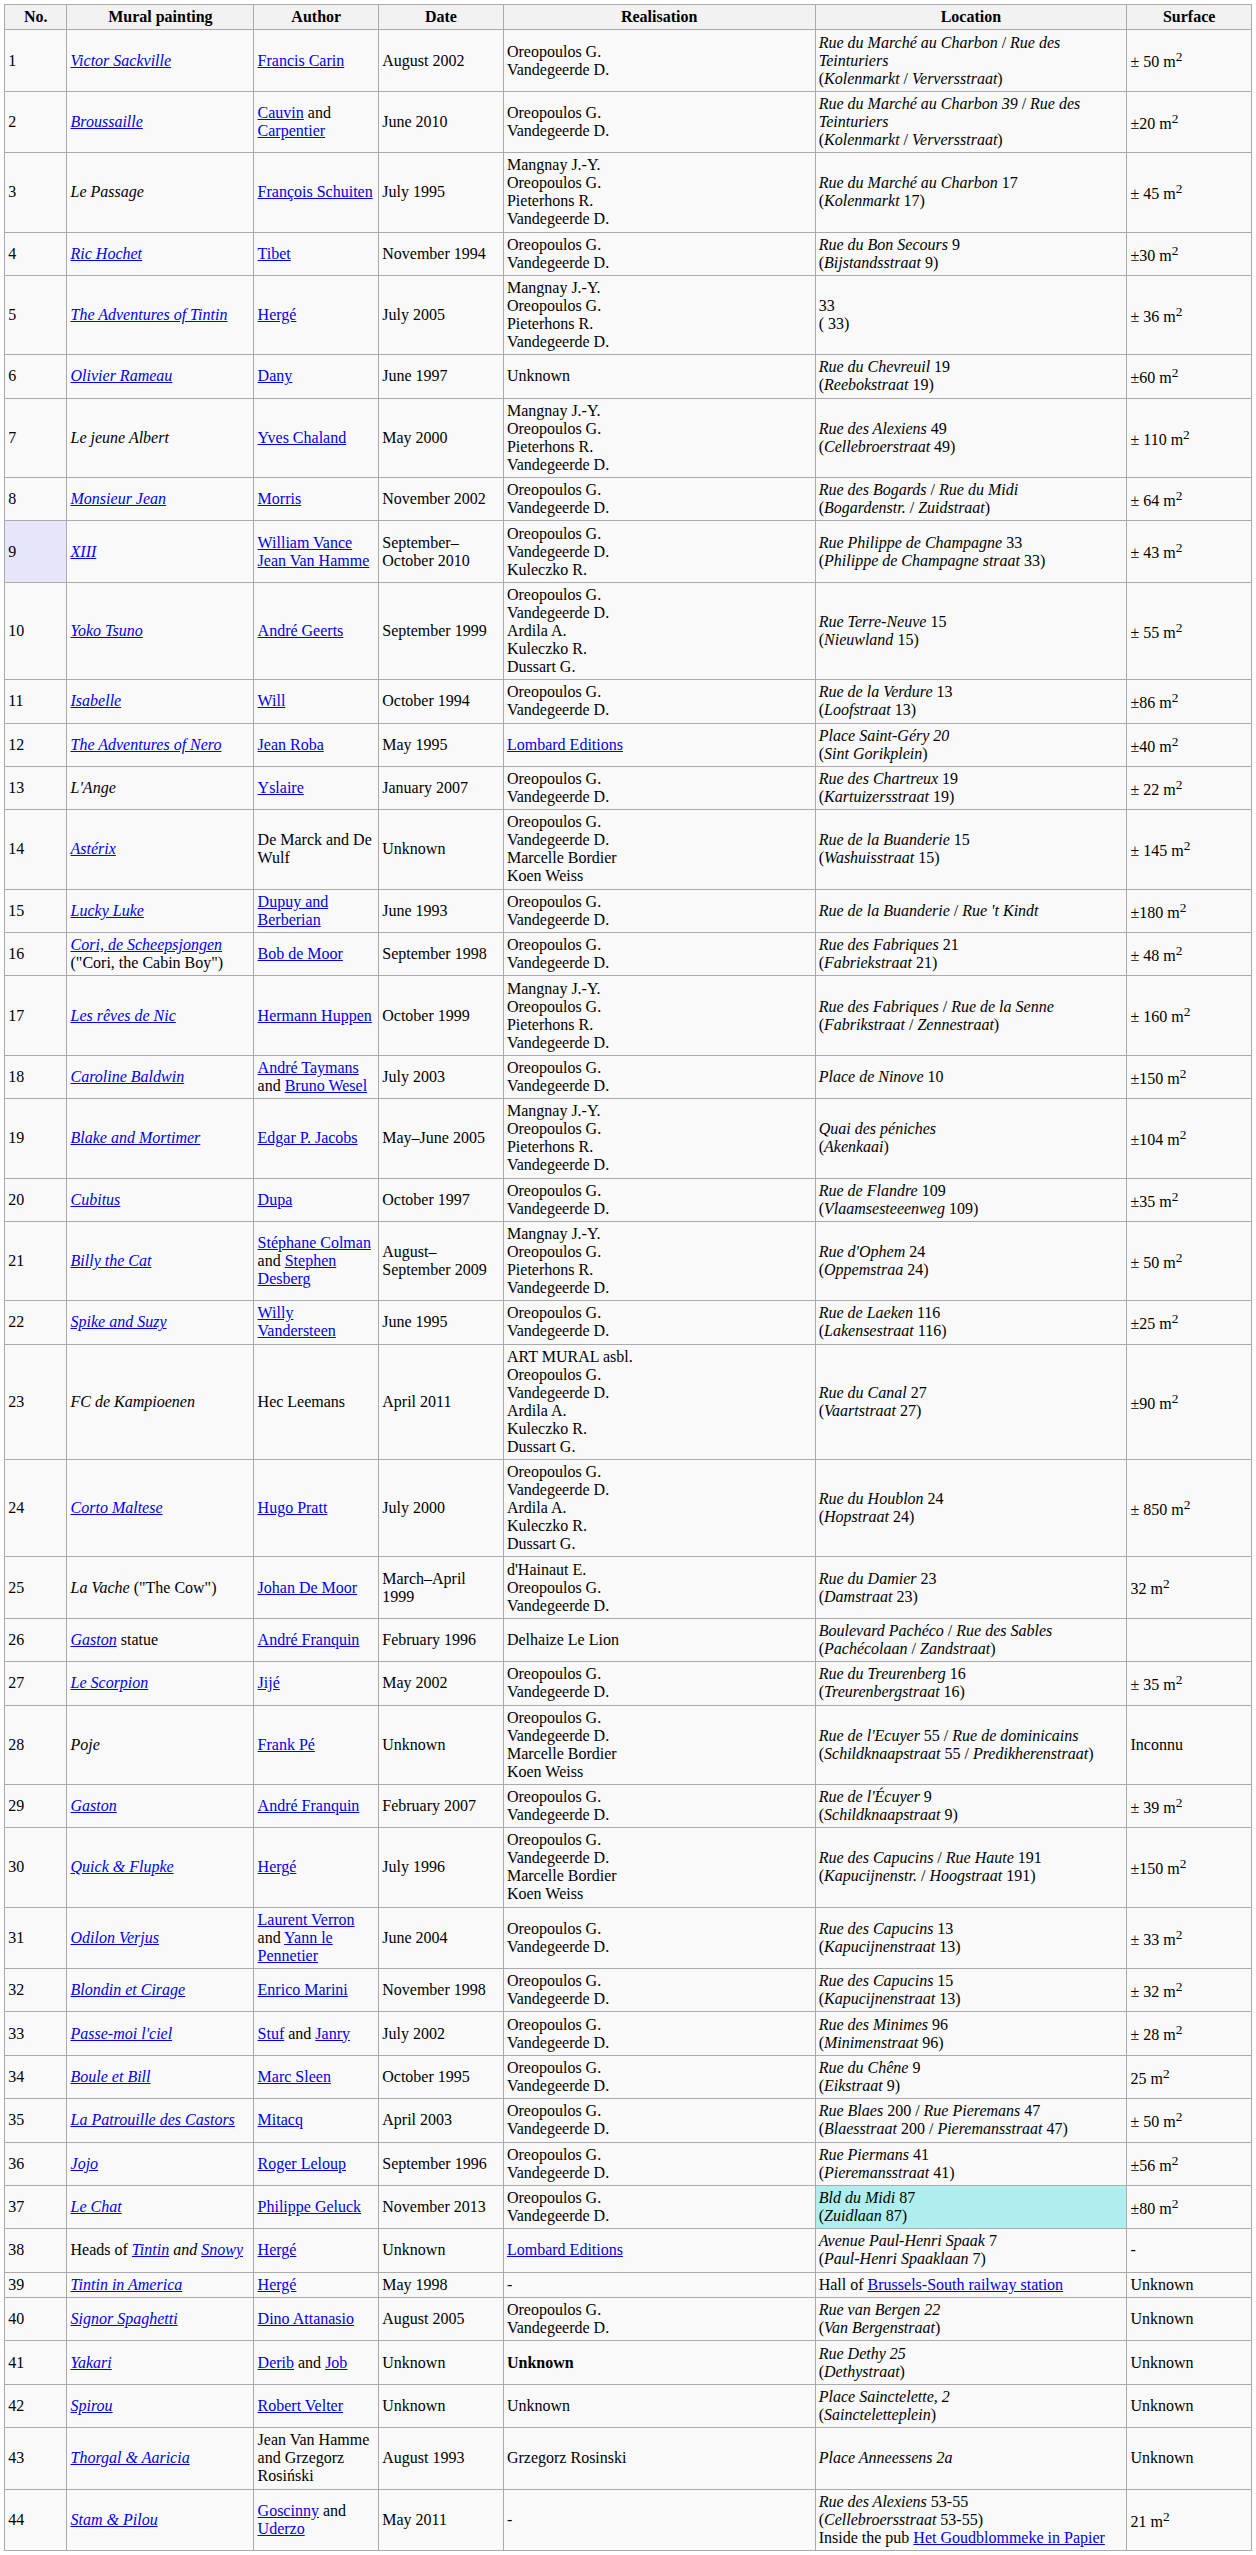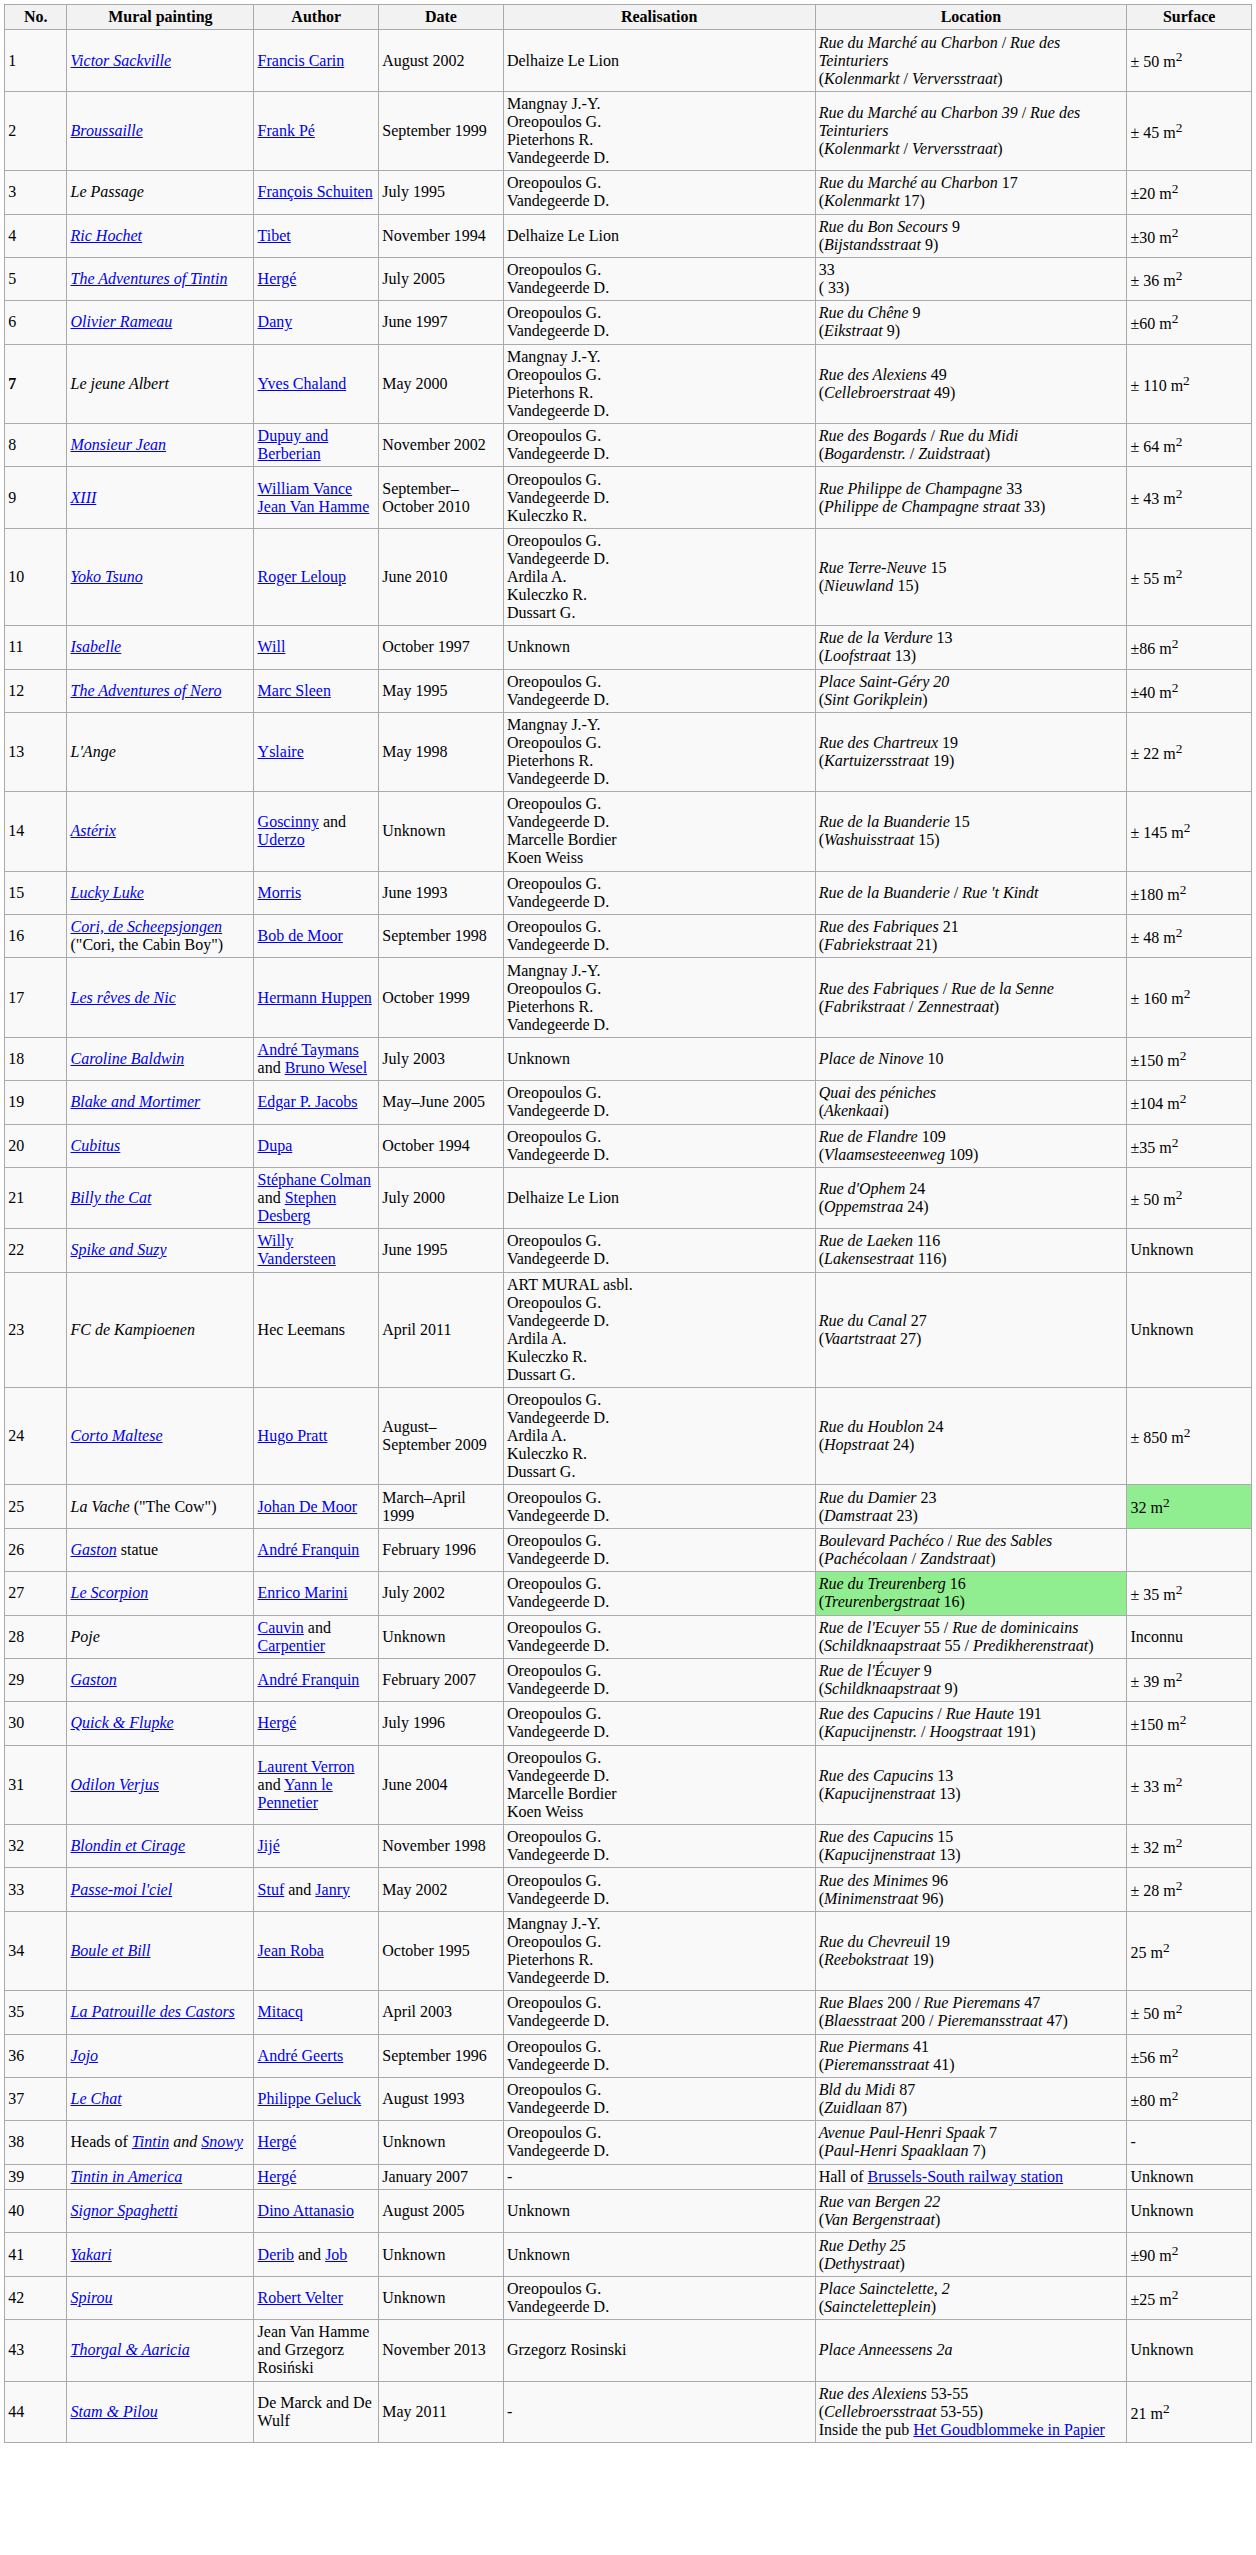(558, 60) Oreopoulos G. Vandegeerde D. -> (563, 60) Delhaize Le Lion
(294, 121) Cauvin and Carpentier -> (286, 130) Frank Pé
(415, 121) June 2010 -> (434, 130) September 1999
(558, 121) Oreopoulos G. Vandegeerde D. -> (558, 130) Mangnay J.-Y. Oreopoulos G. Pieterhons R. Vandegeerde D.
(1154, 121) ±20 m2 -> (1156, 130) ± 45 m2
(558, 192) Mangnay J.-Y. Oreopoulos G. Pieterhons R. Vandegeerde D. -> (558, 192) Oreopoulos G. Vandegeerde D.
(1156, 192) ± 45 m2 -> (1154, 192) ±20 m2
(558, 253) Oreopoulos G. Vandegeerde D. -> (563, 235) Delhaize Le Lion
(558, 315) Mangnay J.-Y. Oreopoulos G. Pieterhons R. Vandegeerde D. -> (558, 279) Oreopoulos G. Vandegeerde D.
(539, 376) Unknown -> (558, 322) Oreopoulos G. Vandegeerde D.
(884, 376) Rue du Chevreuil 19 (Reebokstraat 19) -> (870, 322) Rue du Chêne 9 (Eikstraat 9)
(12, 437) normal -> (12, 383) bold
(279, 499) Morris -> (293, 445) Dupuy and Berberian
(12, 551) lavender background -> (12, 497) no background
(300, 630) André Geerts -> (302, 576) Roger Leloup
(434, 630) September 1999 -> (415, 576) June 2010
(426, 701) October 1994 -> (426, 647) October 1997
(558, 701) Oreopoulos G. Vandegeerde D. -> (539, 647) Unknown
(291, 744) Jean Roba -> (294, 690) Marc Sleen
(565, 744) Lombard Editions -> (558, 690) Oreopoulos G. Vandegeerde D.
(425, 788) January 2007 -> (415, 752) May 1998
(558, 788) Oreopoulos G. Vandegeerde D. -> (558, 752) Mangnay J.-Y. Oreopoulos G. Pieterhons R. Vandegeerde D.
(315, 849) De Marck and De Wulf -> (302, 831) Goscinny and Uderzo
(293, 910) Dupuy and Berberian -> (279, 892) Morris
(558, 1076) Oreopoulos G. Vandegeerde D. -> (539, 1058) Unknown
(558, 1138) Mangnay J.-Y. Oreopoulos G. Pieterhons R. Vandegeerde D. -> (558, 1102) Oreopoulos G. Vandegeerde D.
(426, 1199) October 1997 -> (426, 1145) October 1994
(434, 1261) August–September 2009 -> (414, 1198) July 2000
(558, 1261) Mangnay J.-Y. Oreopoulos G. Pieterhons R. Vandegeerde D. -> (563, 1198) Delhaize Le Lion
(1154, 1322) ±25 m2 -> (1162, 1250) Unknown
(1154, 1401) ±90 m2 -> (1162, 1329) Unknown
(414, 1508) July 2000 -> (434, 1436) August–September 2009
(558, 1587) d'Hainaut E. Oreopoulos G. Vandegeerde D. -> (558, 1506) Oreopoulos G. Vandegeerde D.
(1150, 1587) no background -> (1150, 1506) lightgreen background
(563, 1639) Delhaize Le Lion -> (558, 1549) Oreopoulos G. Vandegeerde D.
(269, 1683) Jijé -> (303, 1593) Enrico Marini
(415, 1683) May 2002 -> (414, 1593) July 2002
(892, 1683) no background -> (892, 1593) lightgreen background
(286, 1744) Frank Pé -> (294, 1636) Cauvin and Carpentier
(562, 1744) Oreopoulos G. Vandegeerde D. Marcelle Bordier Koen Weiss -> (558, 1636) Oreopoulos G. Vandegeerde D.
(562, 1867) Oreopoulos G. Vandegeerde D. Marcelle Bordier Koen Weiss -> (558, 1723) Oreopoulos G. Vandegeerde D.
(558, 1937) Oreopoulos G. Vandegeerde D. -> (562, 1784) Oreopoulos G. Vandegeerde D. Marcelle Bordier Koen Weiss
(303, 1990) Enrico Marini -> (269, 1846) Jijé
(414, 2033) July 2002 -> (415, 1889) May 2002
(294, 2076) Marc Sleen -> (291, 1950) Jean Roba
(558, 2076) Oreopoulos G. Vandegeerde D. -> (558, 1950) Mangnay J.-Y. Oreopoulos G. Pieterhons R. Vandegeerde D.
(870, 2076) Rue du Chêne 9 (Eikstraat 9) -> (884, 1950) Rue du Chevreuil 19 (Reebokstraat 19)
(302, 2163) Roger Leloup -> (300, 2055) André Geerts
(434, 2207) November 2013 -> (423, 2099) August 1993
(867, 2207) paleturquoise background -> (867, 2099) no background
(565, 2250) Lombard Editions -> (558, 2142) Oreopoulos G. Vandegeerde D.
(415, 2284) May 1998 -> (425, 2176) January 2007
(558, 2319) Oreopoulos G. Vandegeerde D. -> (539, 2211) Unknown
(540, 2362) bold -> (539, 2254) normal
(1162, 2362) Unknown -> (1154, 2254) ±90 m2
(539, 2405) Unknown -> (558, 2297) Oreopoulos G. Vandegeerde D.
(1162, 2405) Unknown -> (1154, 2297) ±25 m2
(423, 2458) August 1993 -> (434, 2350) November 2013
(302, 2519) Goscinny and Uderzo -> (315, 2411) De Marck and De Wulf
